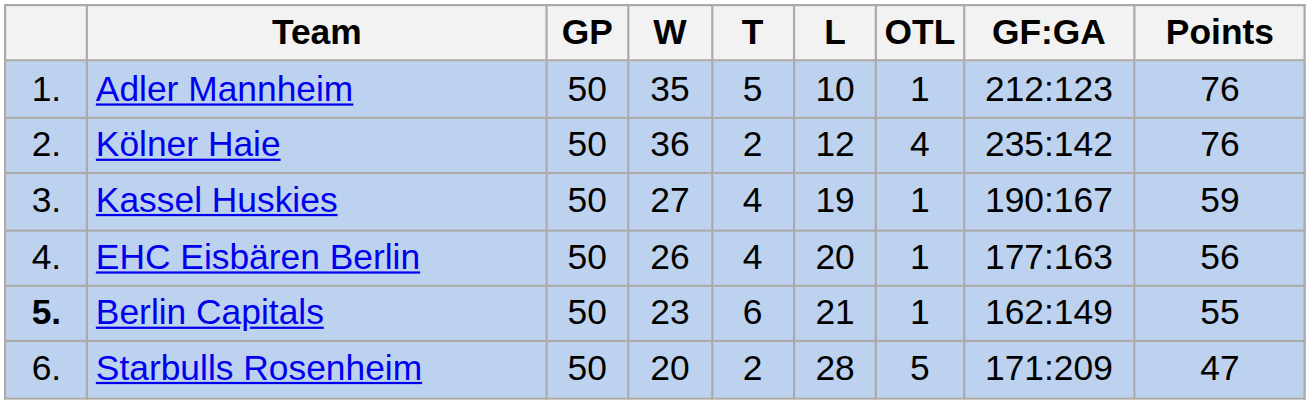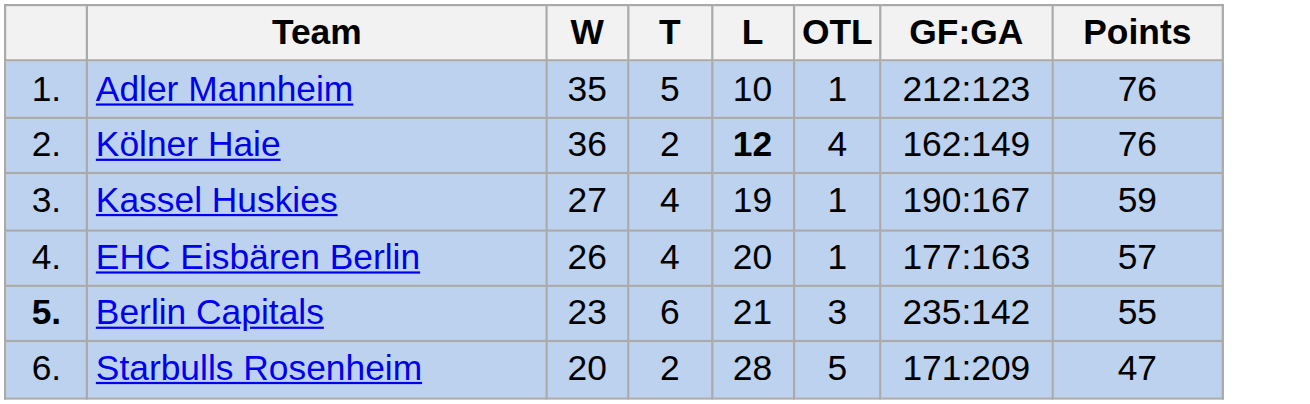- column: (587, 32)
(835, 144) normal -> (752, 144) bold
(1049, 144) 235:142 -> (966, 144) 162:149
(1220, 256) 56 -> (1137, 256) 57
(920, 312) 1 -> (837, 312) 3
(1049, 312) 162:149 -> (966, 312) 235:142
